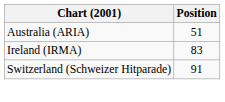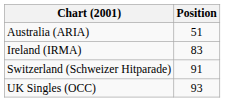+ row: (52, 87)
